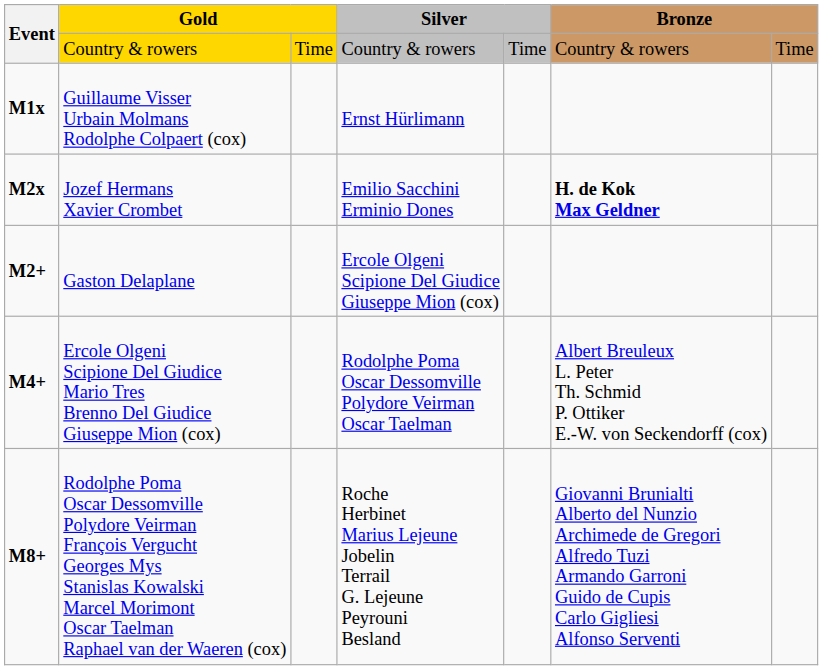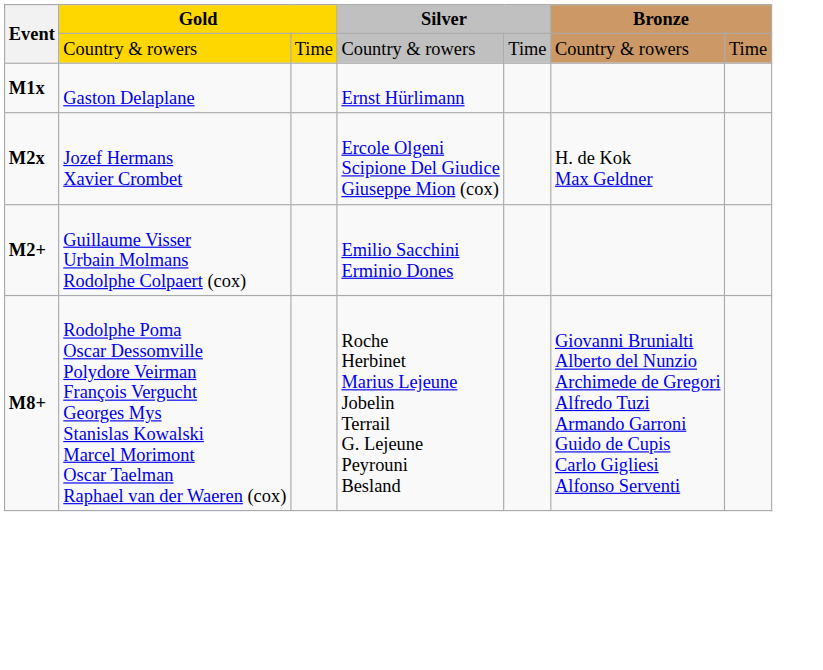(155, 118) Guillaume Visser Urbain Molmans Rodolphe Colpaert (cox) -> (129, 98) Gaston Delaplane
(400, 199) Emilio Sacchini Erminio Dones -> (421, 168) Ercole Olgeni Scipione Del Giudice Giuseppe Mion (cox)
(607, 199) bold -> (604, 168) normal
(129, 280) Gaston Delaplane -> (155, 260) Guillaume Visser Urbain Molmans Rodolphe Colpaert (cox)
(421, 280) Ercole Olgeni Scipione Del Giudice Giuseppe Mion (cox) -> (400, 260) Emilio Sacchini Erminio Dones
- row: (27, 382)
